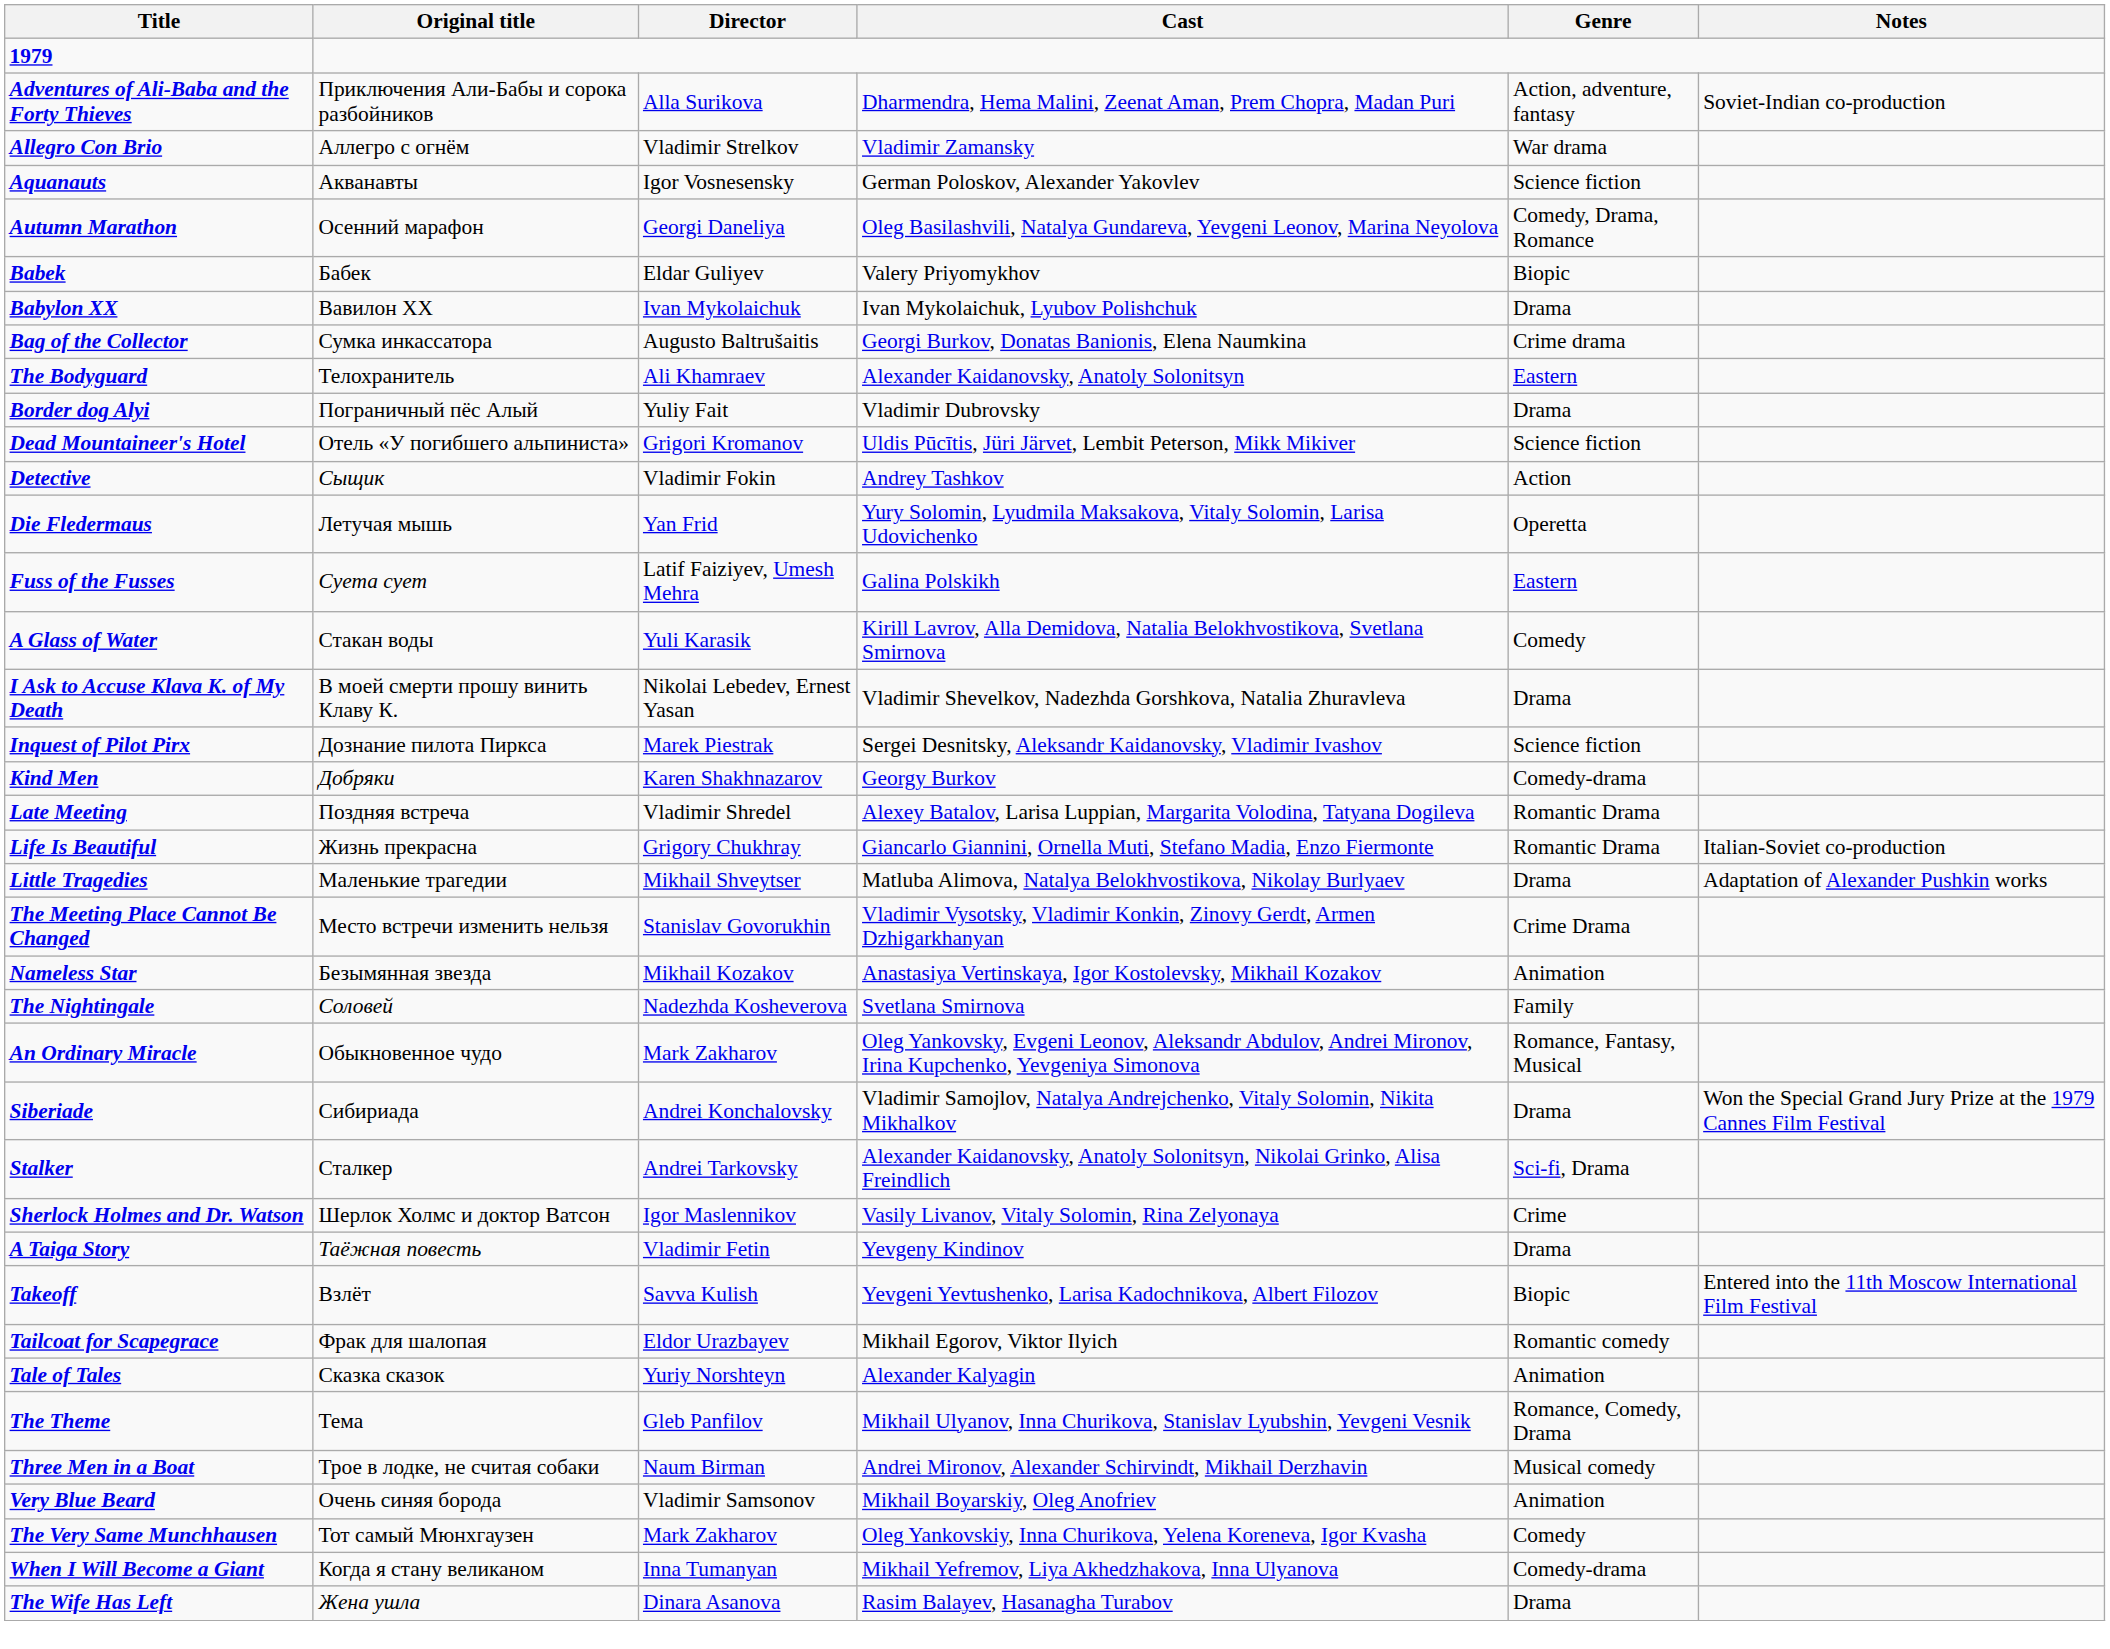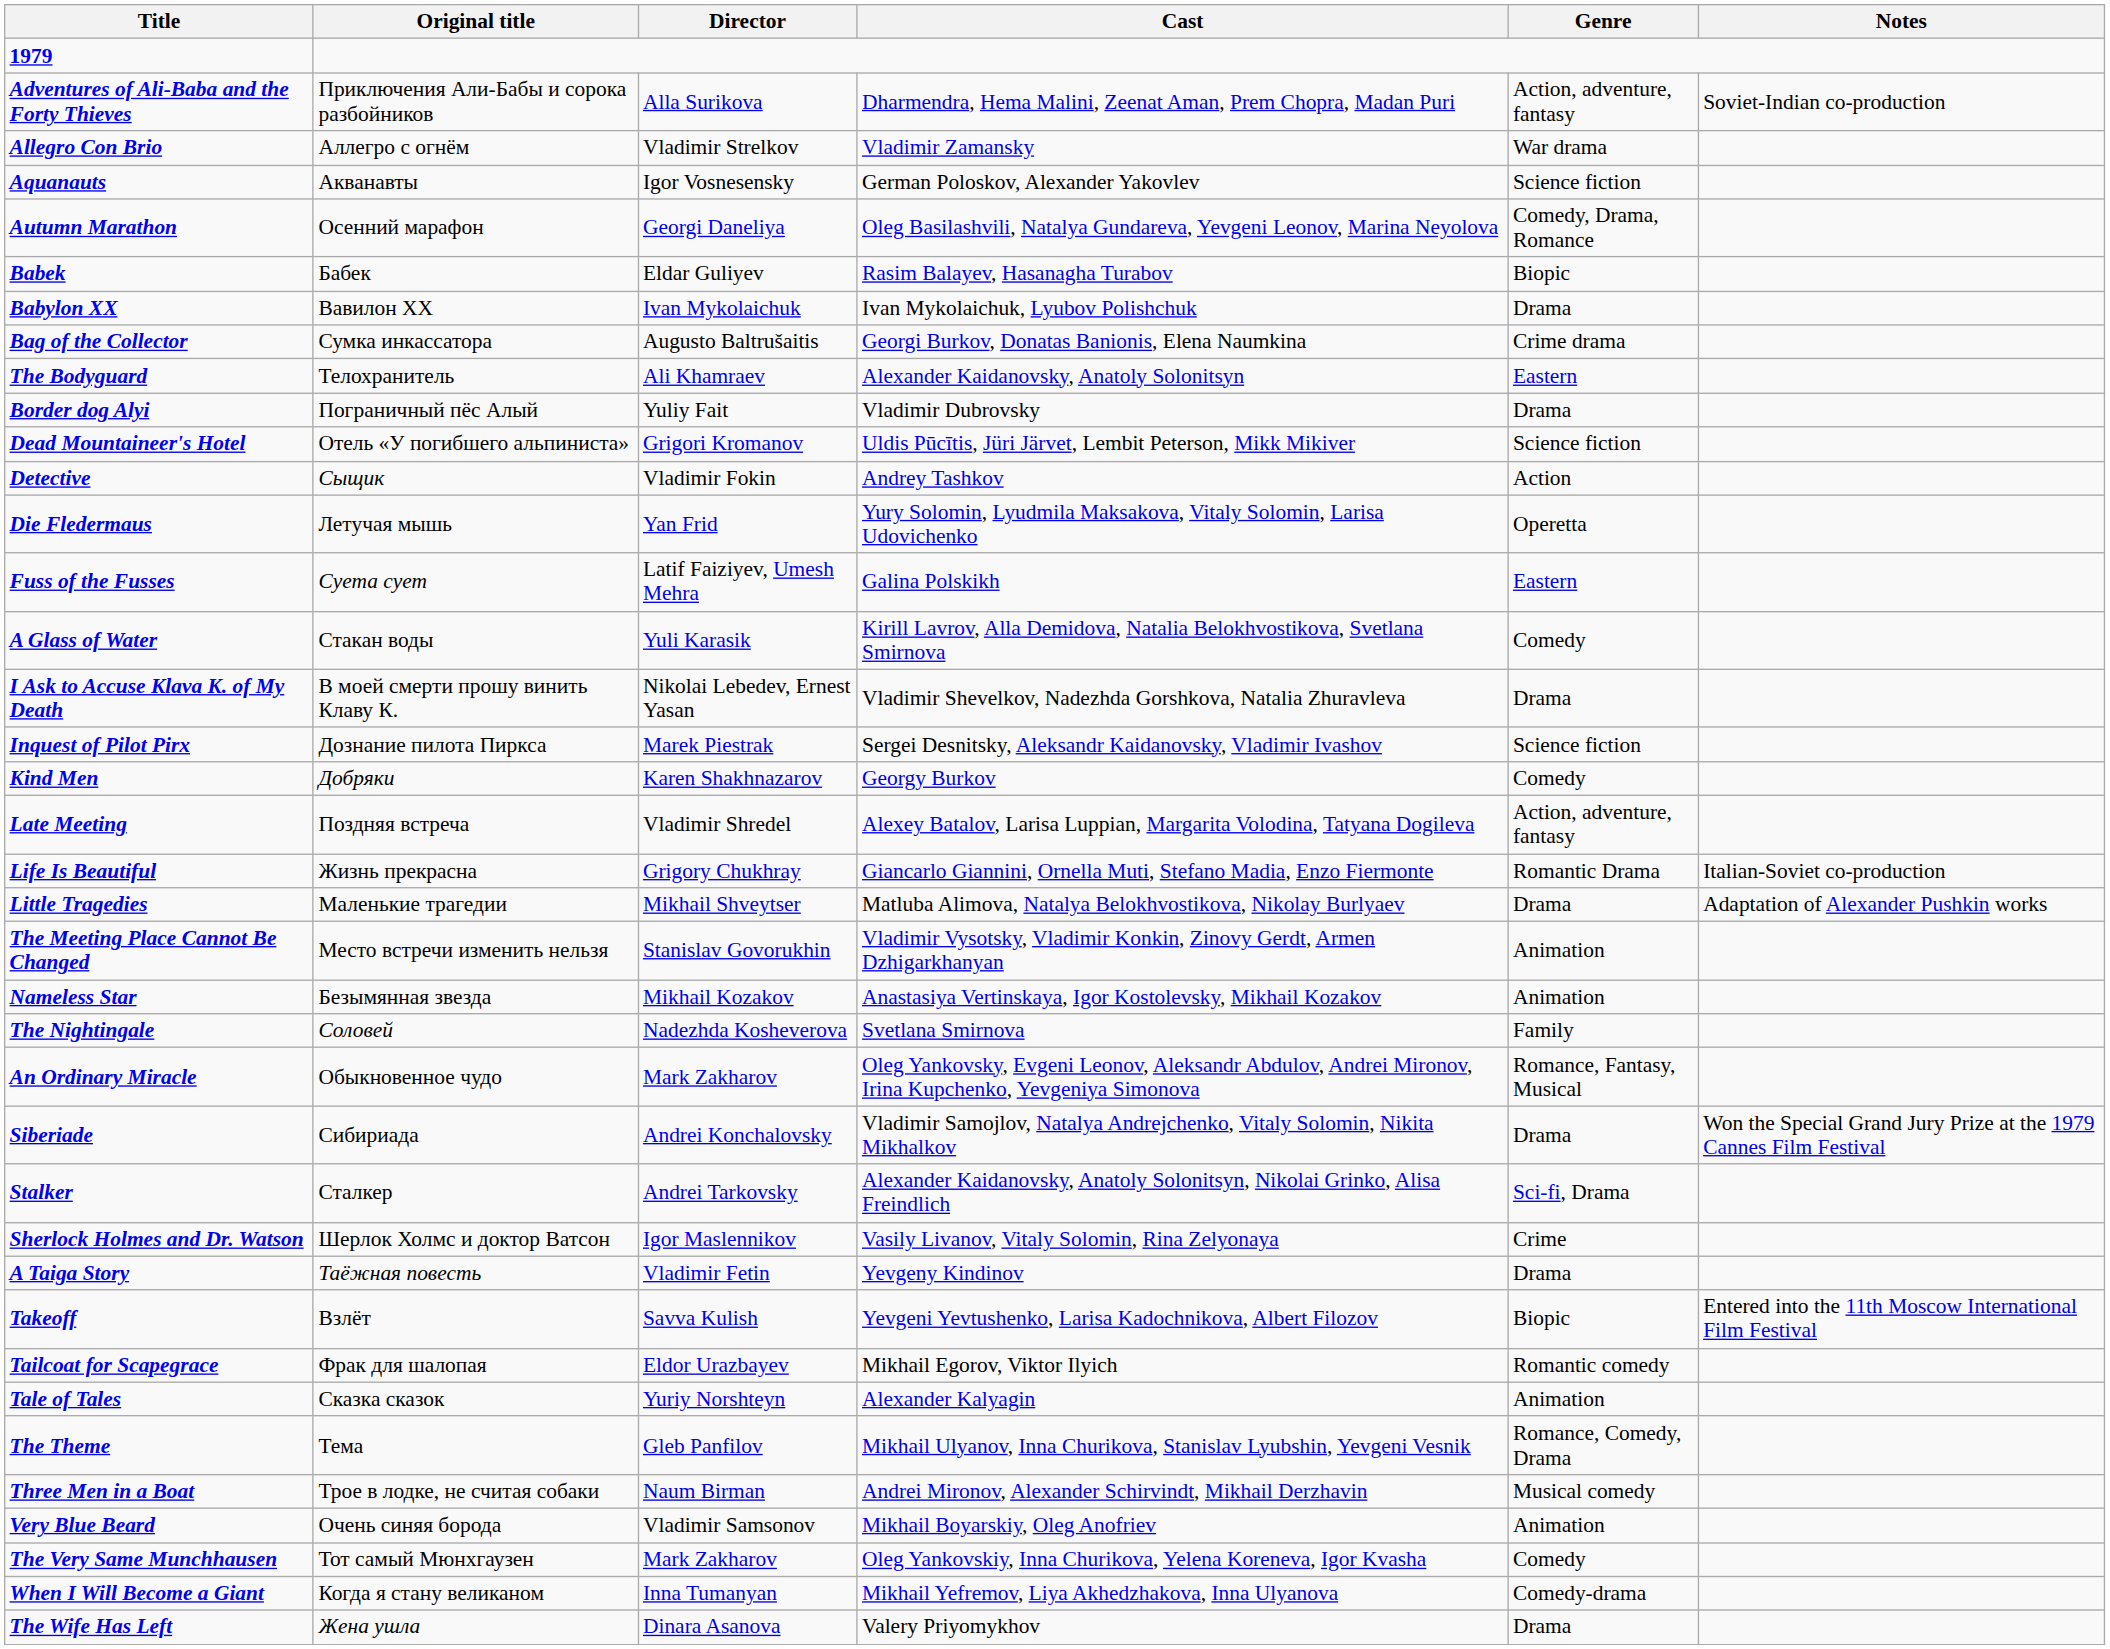(951, 273) Valery Priyomykhov -> (1017, 273) Rasim Balayev, Hasanagha Turabov
(1580, 778) Comedy-drama -> (1549, 778) Comedy
(1586, 812) Romantic Drama -> (1592, 824) Action, adventure, fantasy
(1572, 926) Crime Drama -> (1559, 950) Animation
(1017, 1603) Rasim Balayev, Hasanagha Turabov -> (951, 1627) Valery Priyomykhov
